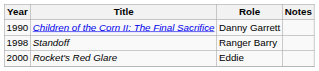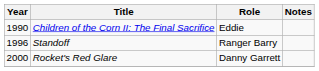(250, 27) Danny Garrett -> (231, 27) Eddie
(17, 43) 1998 -> (17, 43) 1996
(231, 58) Eddie -> (250, 58) Danny Garrett
